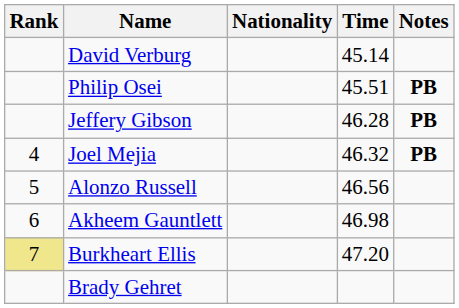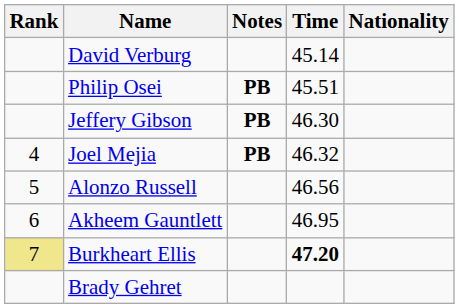columns swapped: (282, 21) <-> (424, 21)
(365, 120) 46.28 -> (315, 120) 46.30
(365, 220) 46.98 -> (315, 220) 46.95
(365, 253) normal -> (315, 253) bold
